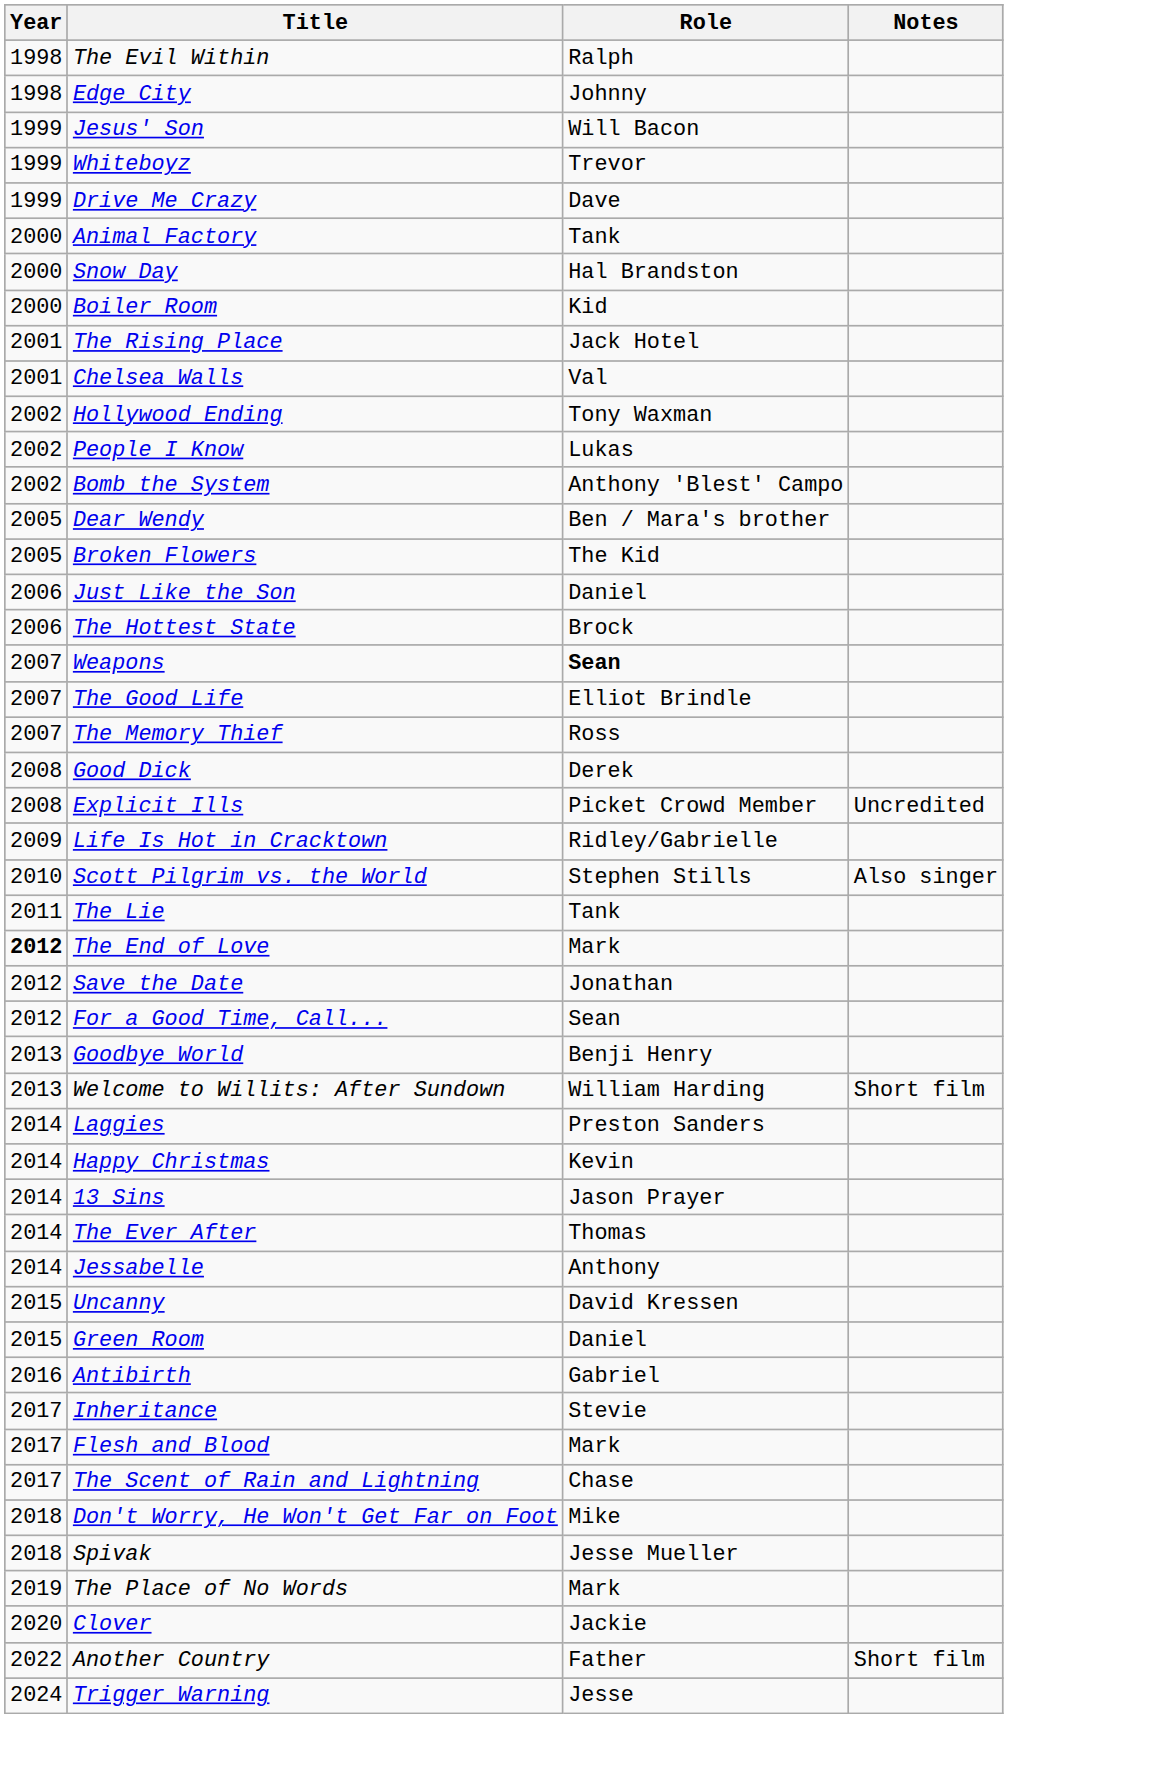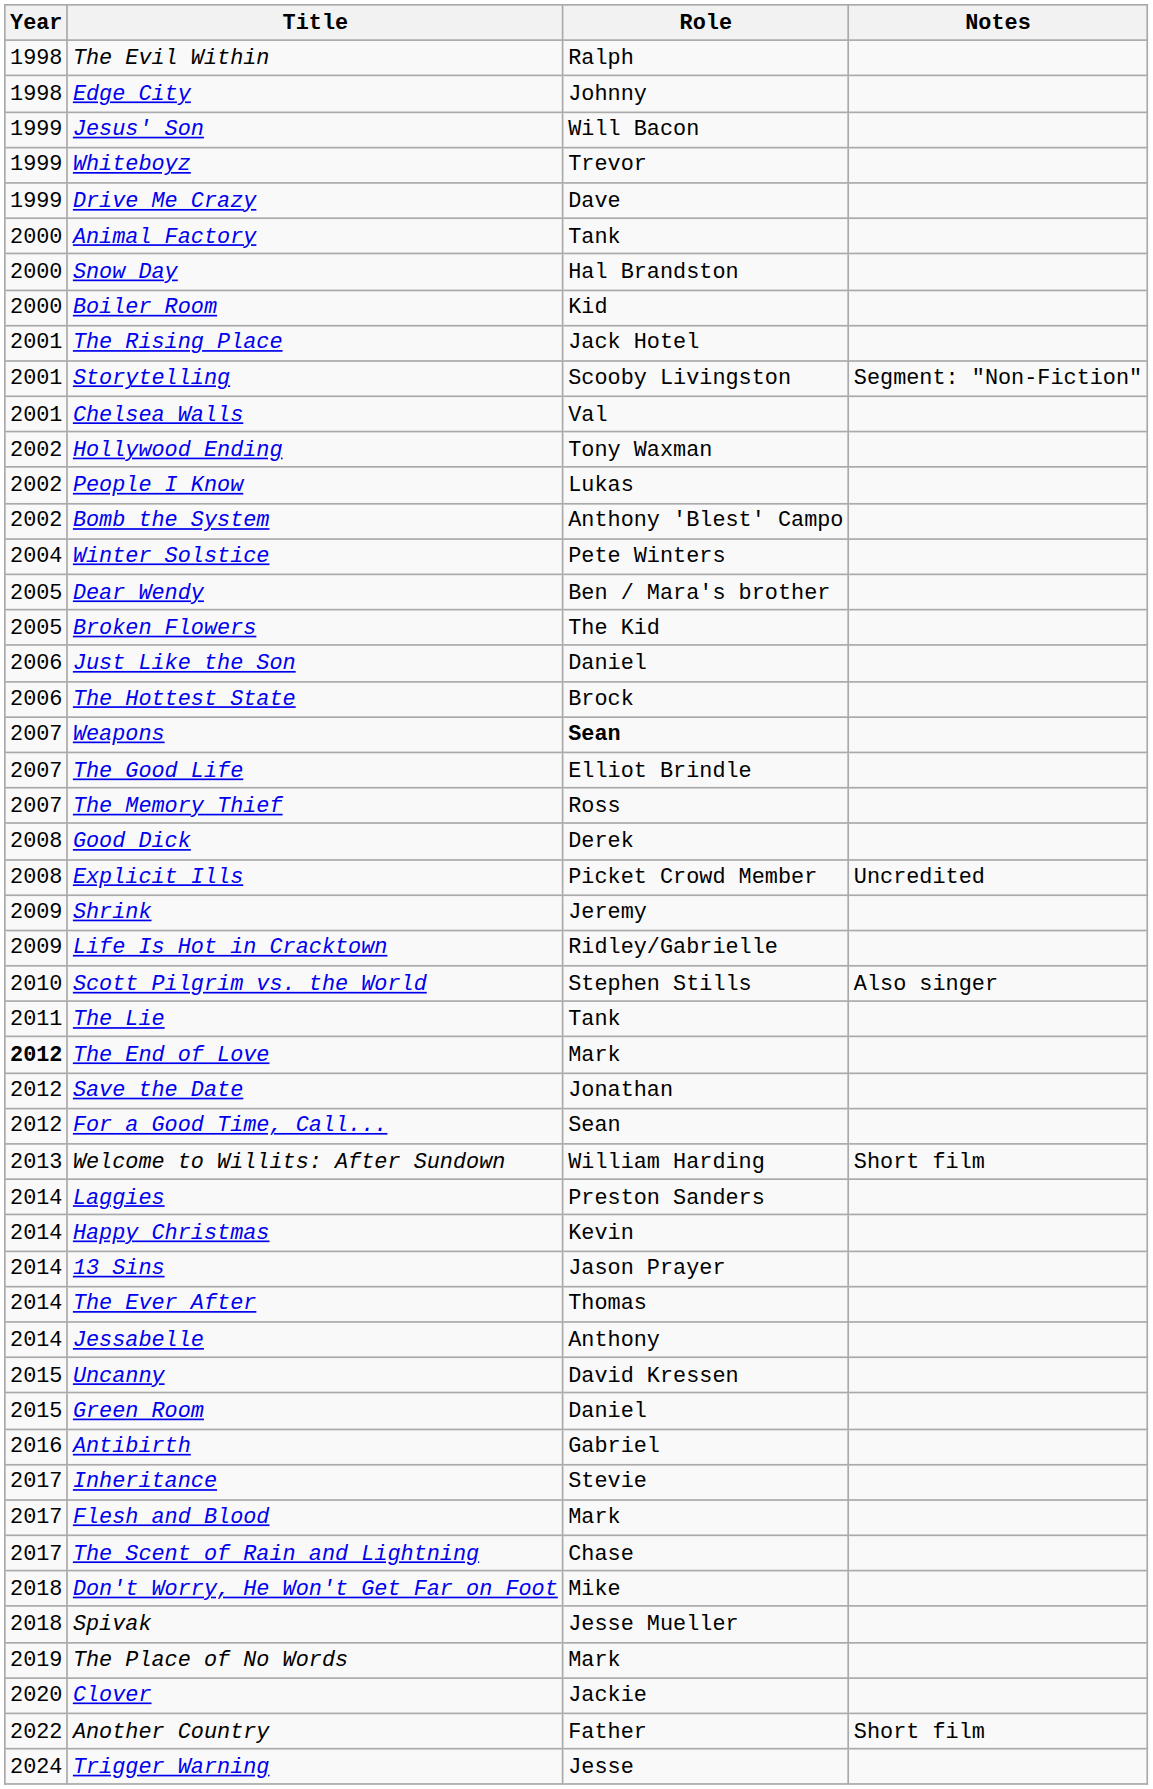+ row: (152, 379)
+ row: (171, 557)
+ row: (112, 913)
- row: (158, 1055)
